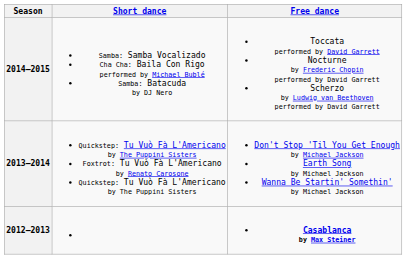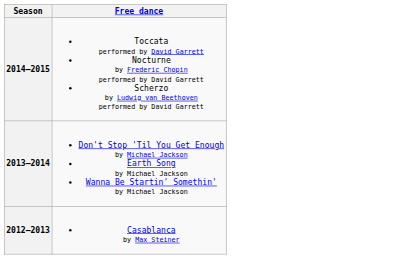- column: (140, 11)
(315, 235) bold -> (139, 235) normal
